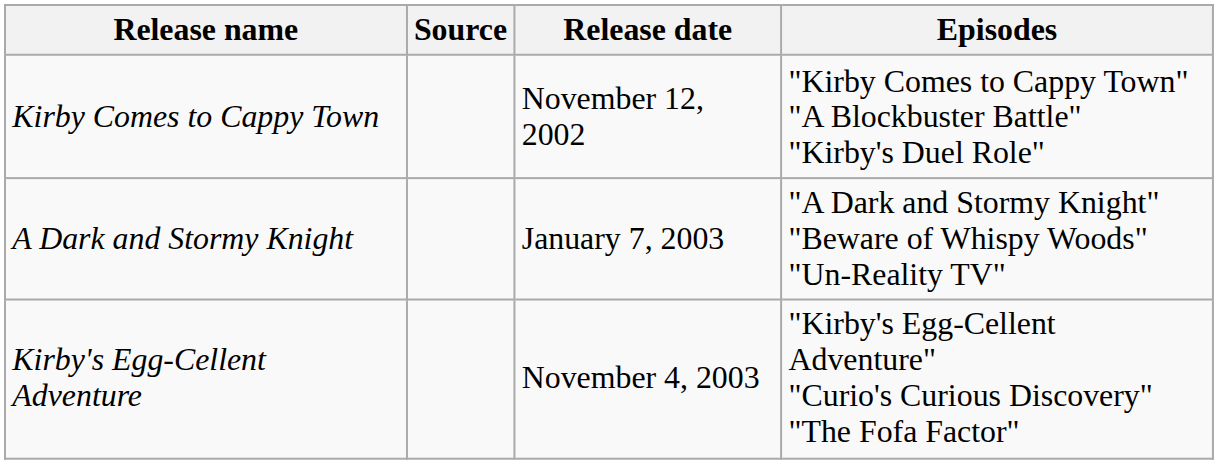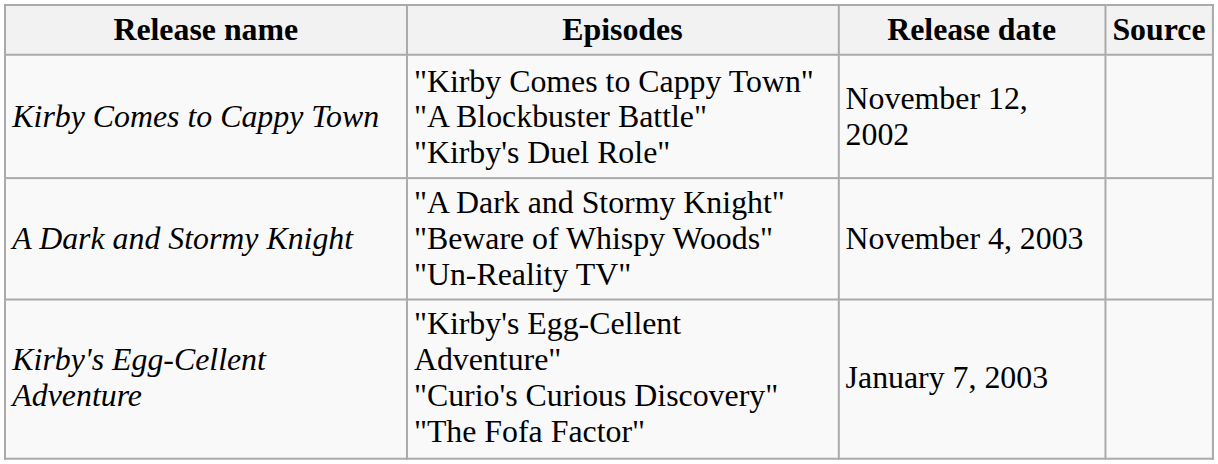columns swapped: (997, 29) <-> (460, 29)
(623, 238) January 7, 2003 -> (965, 238) November 4, 2003
(641, 378) November 4, 2003 -> (947, 378) January 7, 2003
